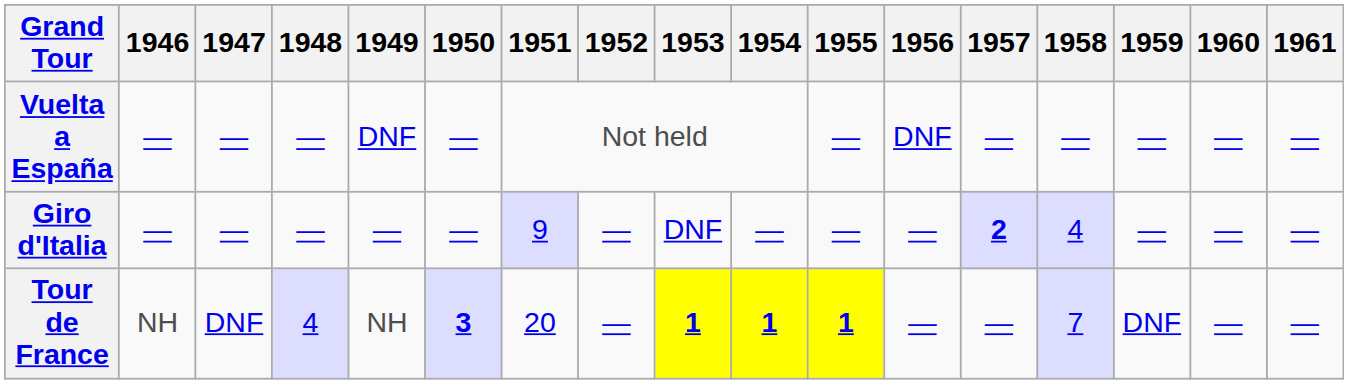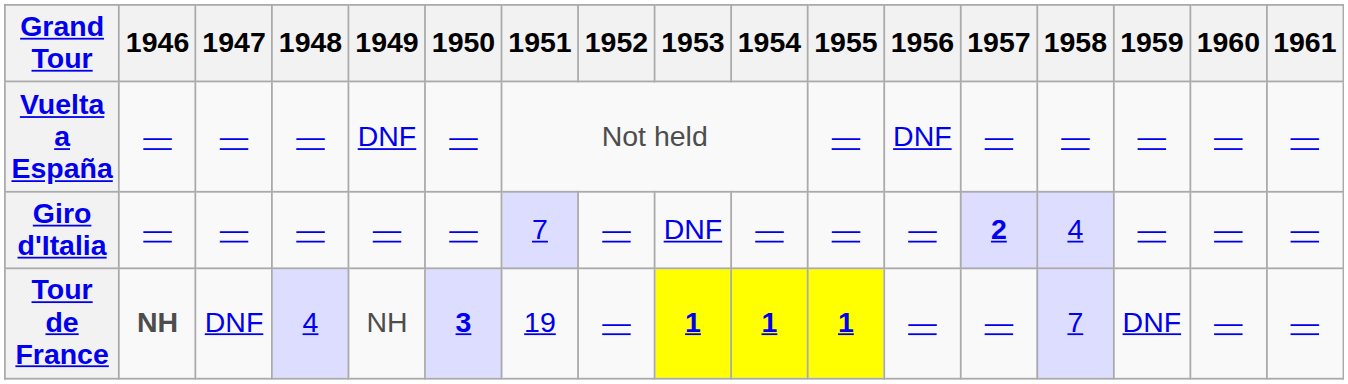(540, 229) 9 -> (540, 229) 7
(158, 322) normal -> (158, 322) bold
(540, 322) 20 -> (540, 322) 19
